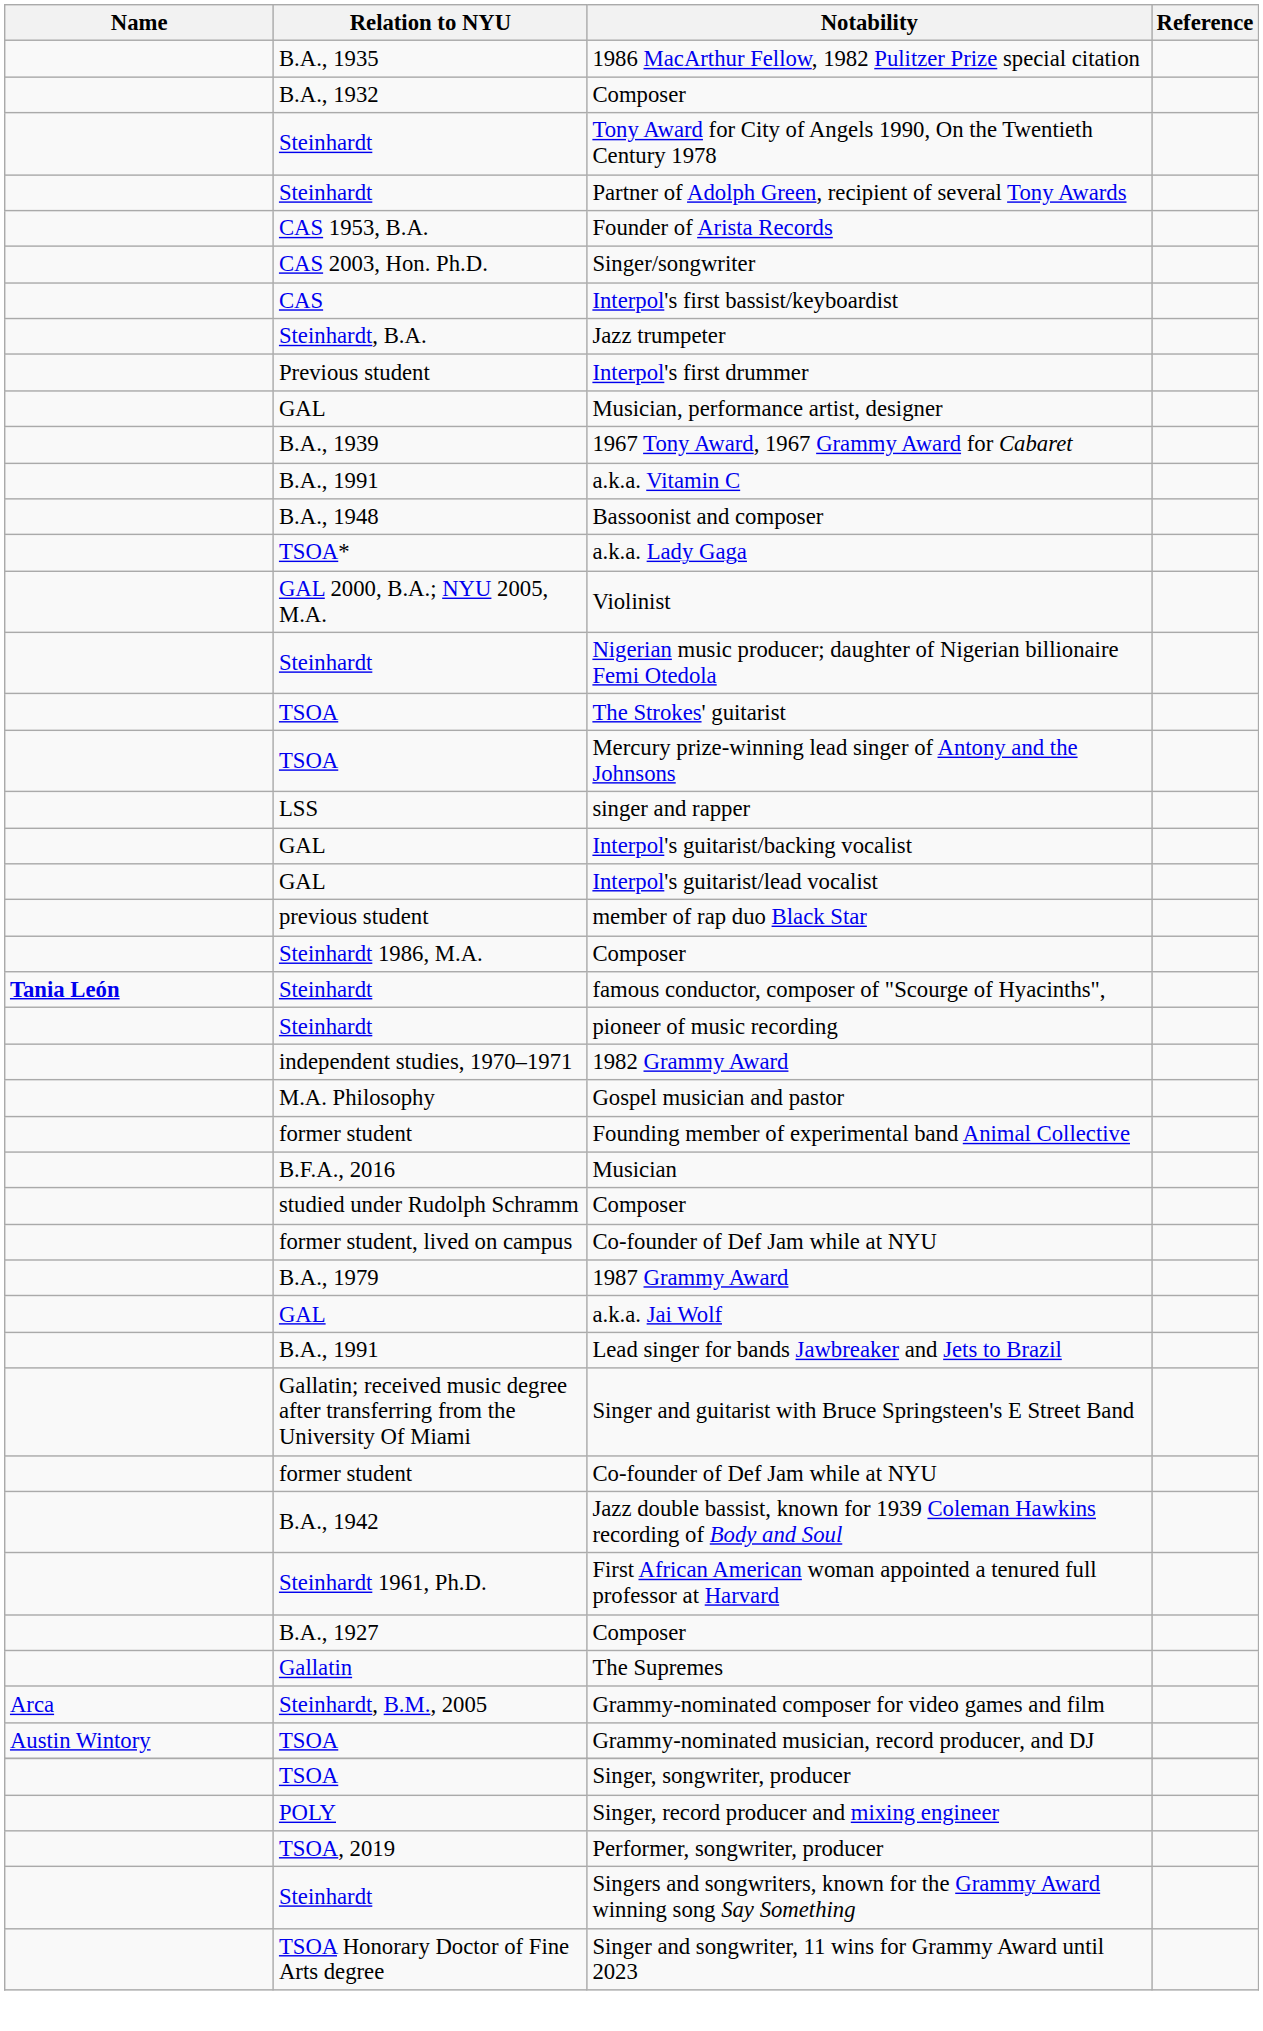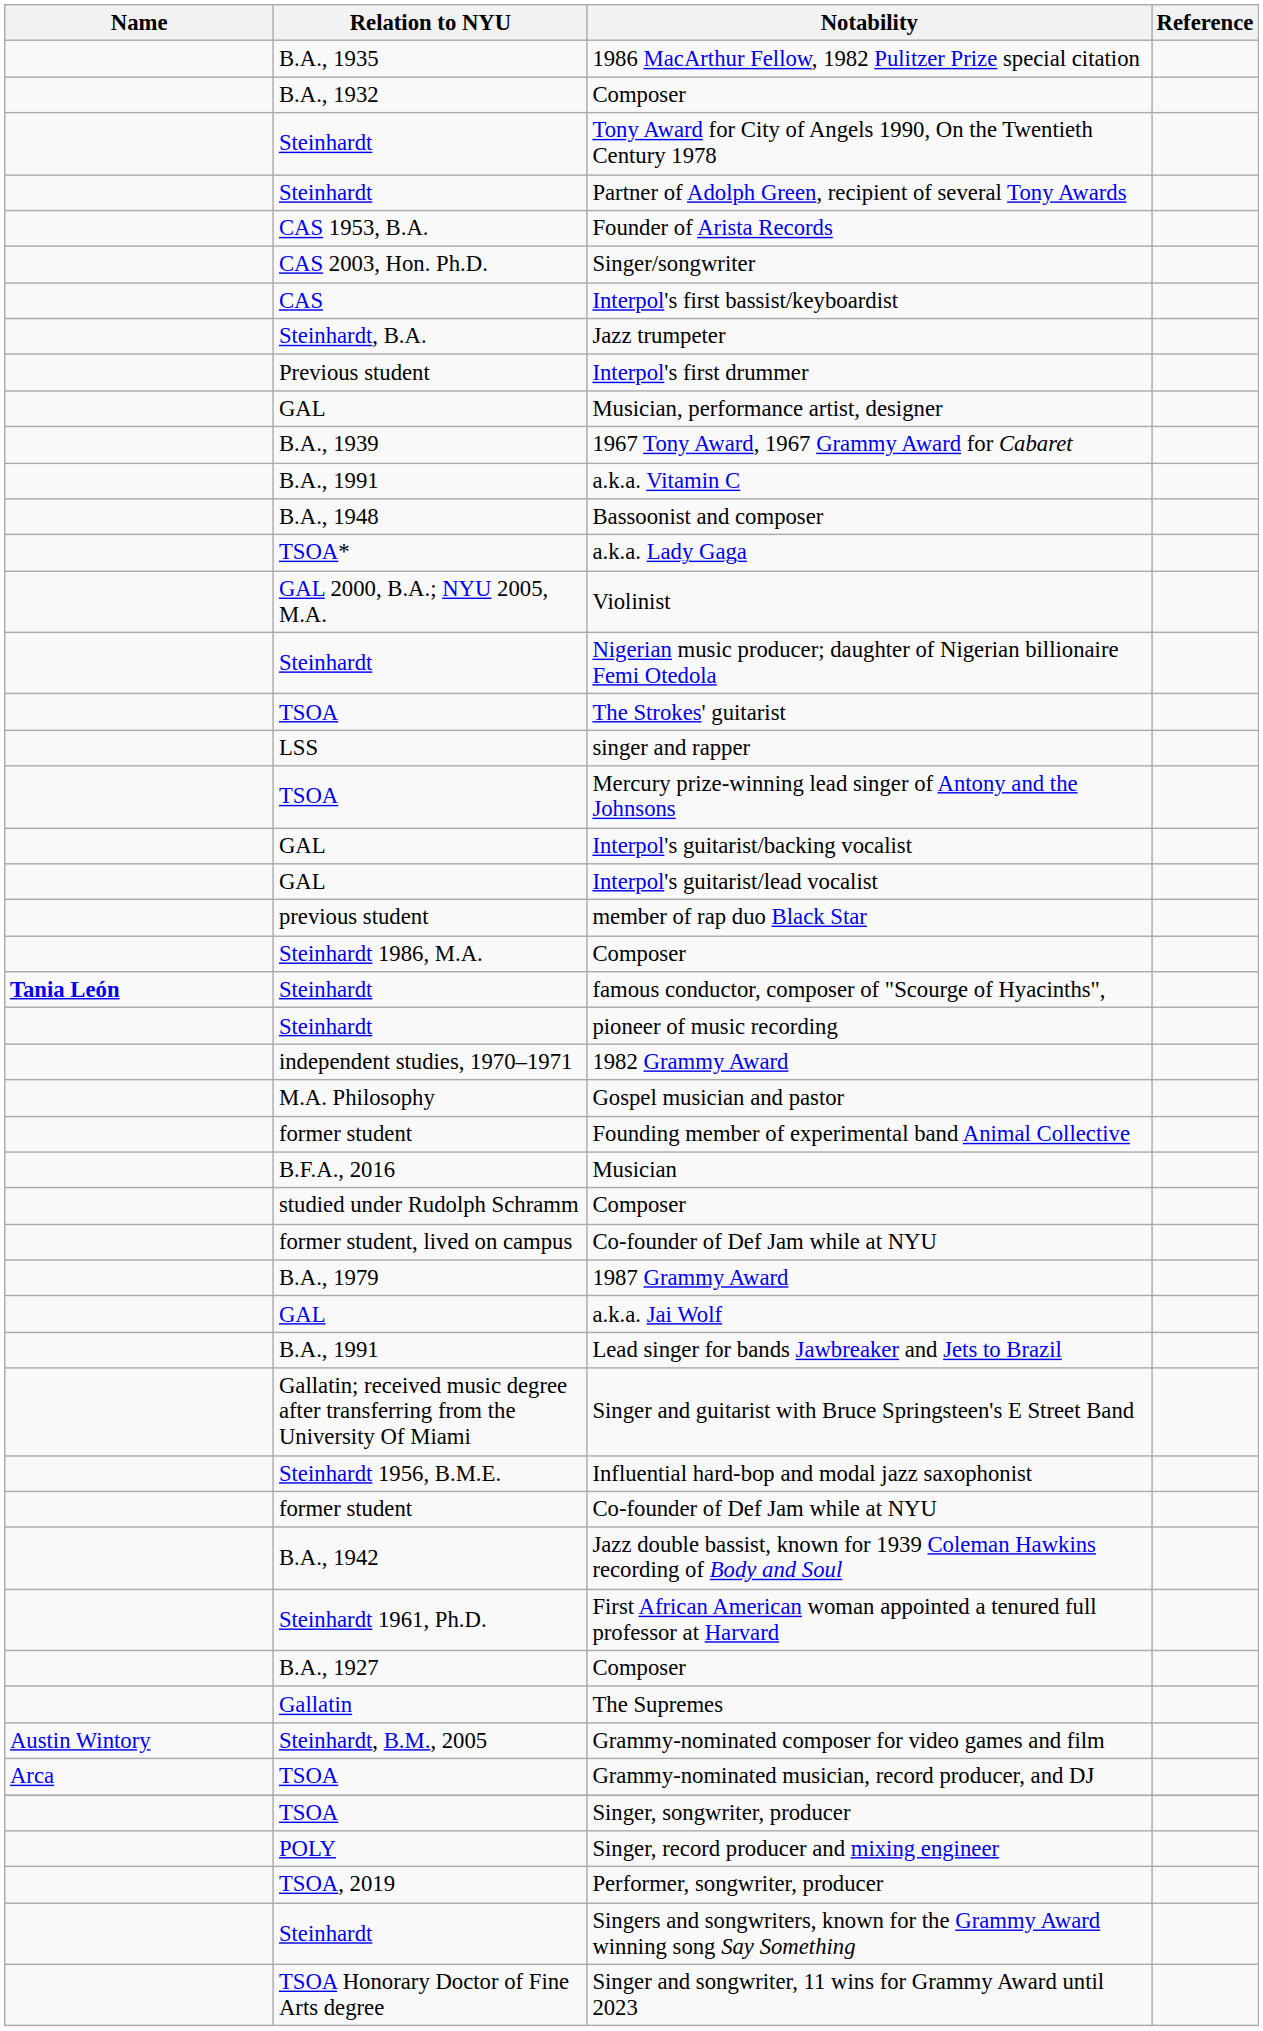rows swapped: (309, 760) <-> (299, 809)
+ row: (390, 1473)
(32, 1704) Arca -> (80, 1740) Austin Wintory
(80, 1740) Austin Wintory -> (32, 1776) Arca
